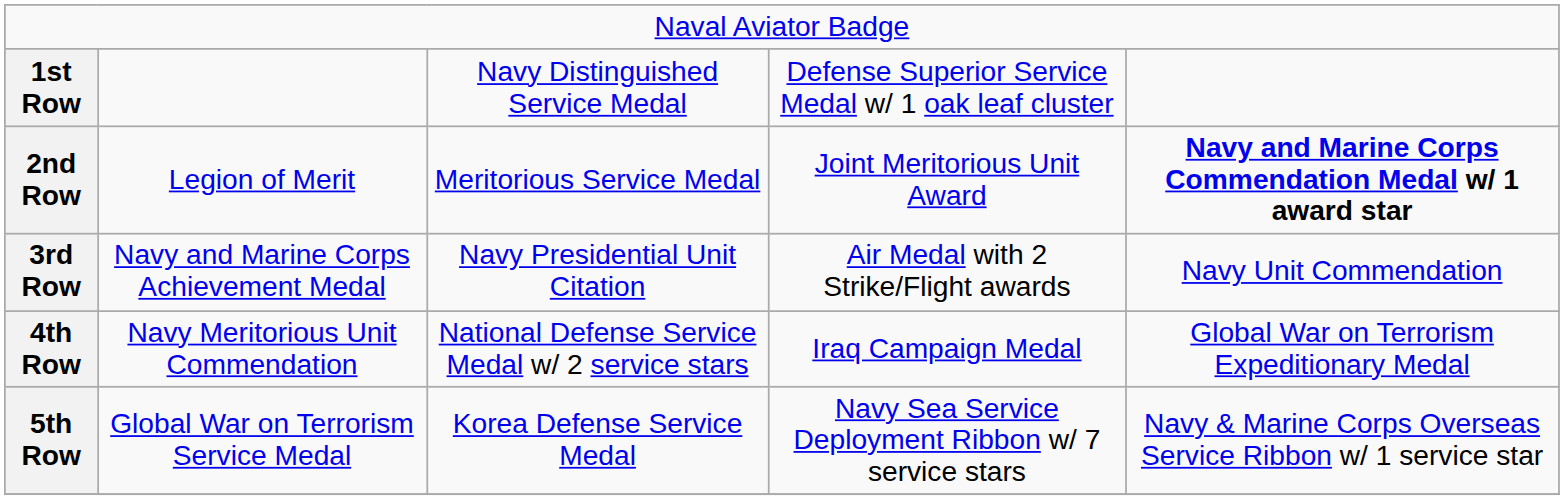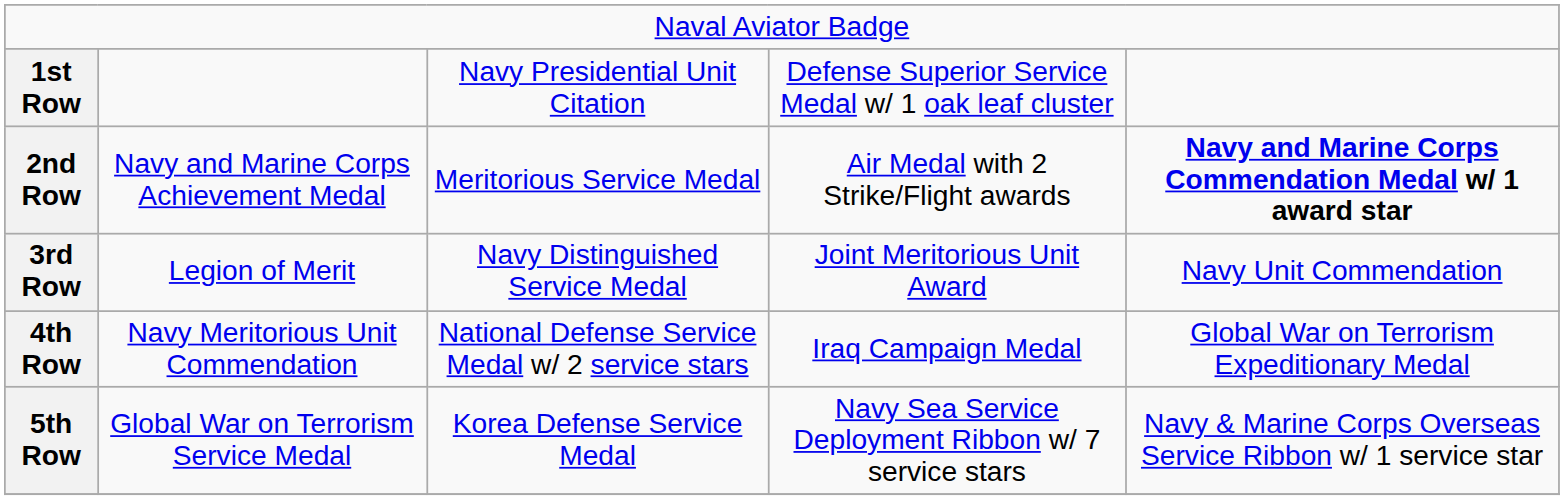(598, 87) Navy Distinguished Service Medal -> (598, 87) Navy Presidential Unit Citation
(262, 179) Legion of Merit -> (262, 179) Navy and Marine Corps Achievement Medal
(947, 179) Joint Meritorious Unit Award -> (947, 179) Air Medal with 2 Strike/Flight awards
(262, 271) Navy and Marine Corps Achievement Medal -> (262, 271) Legion of Merit
(598, 271) Navy Presidential Unit Citation -> (598, 271) Navy Distinguished Service Medal
(947, 271) Air Medal with 2 Strike/Flight awards -> (947, 271) Joint Meritorious Unit Award
